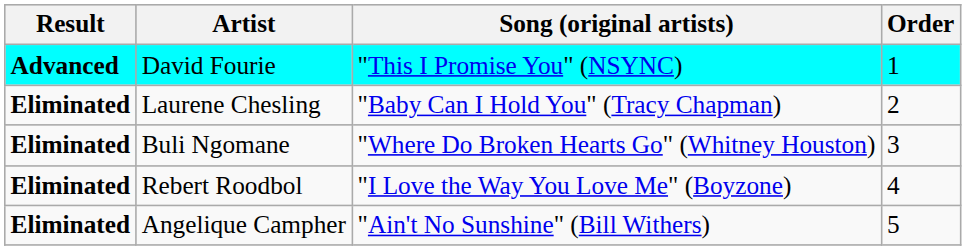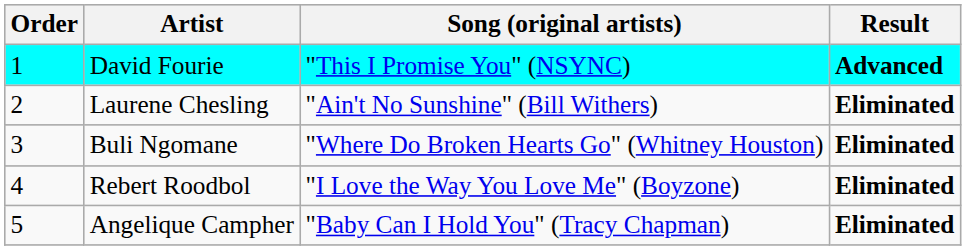columns swapped: (921, 24) <-> (70, 24)
(569, 104) "Baby Can I Hold You" (Tracy Chapman) -> (482, 104) "Ain't No Sunshine" (Bill Withers)
(534, 225) "Ain't No Sunshine" (Bill Withers) -> (517, 225) "Baby Can I Hold You" (Tracy Chapman)
